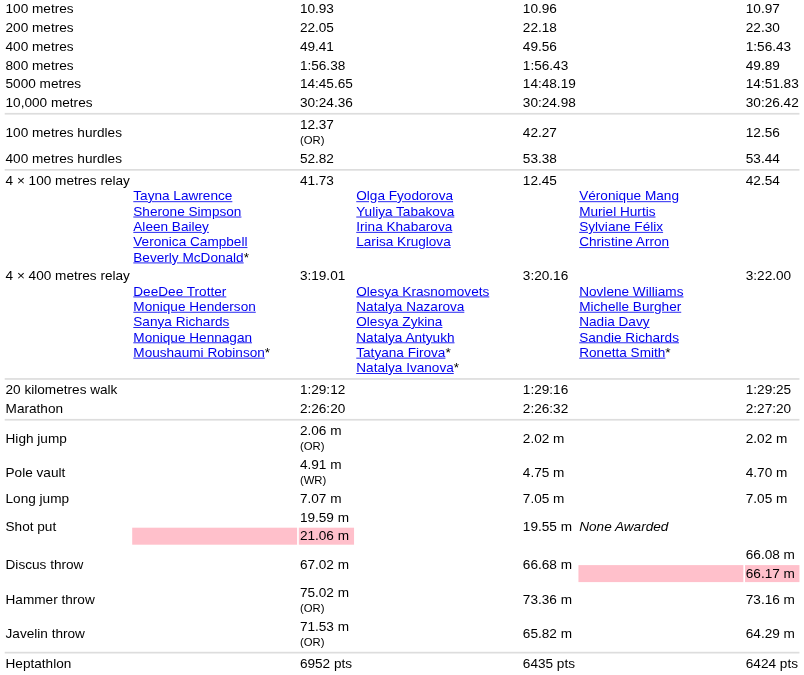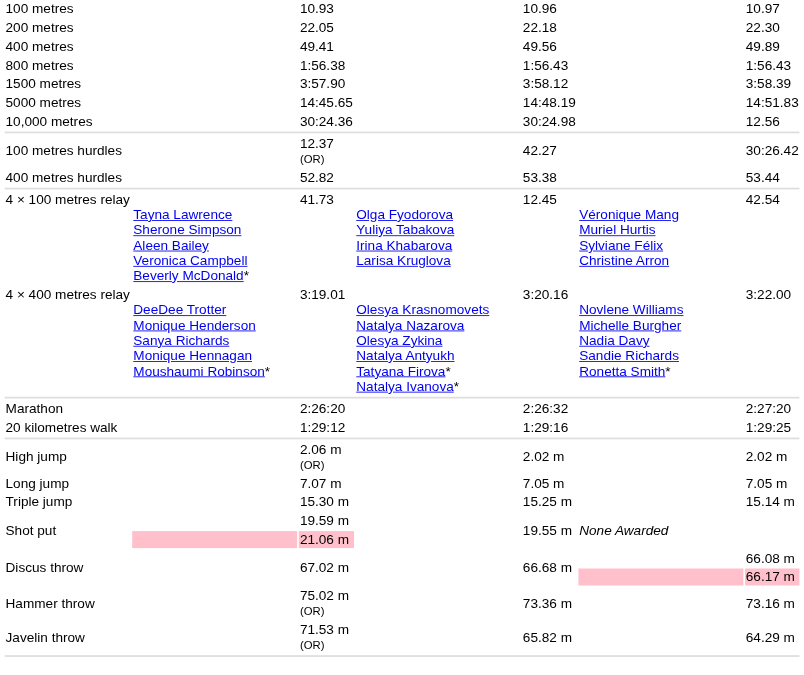(768, 46) 1:56.43 -> (763, 46) 49.89
(763, 65) 49.89 -> (768, 65) 1:56.43
+ row: (43, 84)
(772, 102) 30:26.42 -> (763, 121) 12.56
(763, 132) 12.56 -> (772, 151) 30:26.42
rows swapped: (34, 408) <-> (61, 390)
- row: (35, 472)
+ row: (39, 502)
- row: (38, 663)
